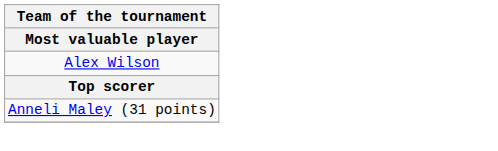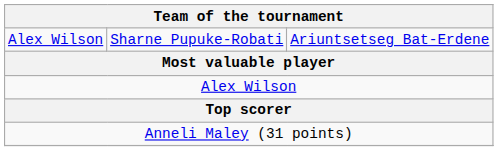+ row: (197, 40)
